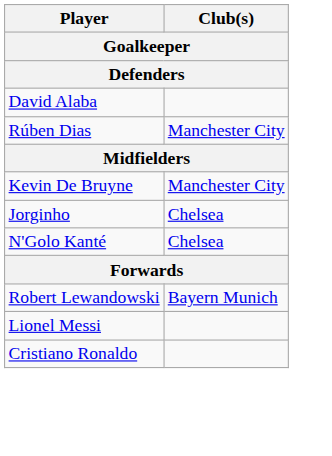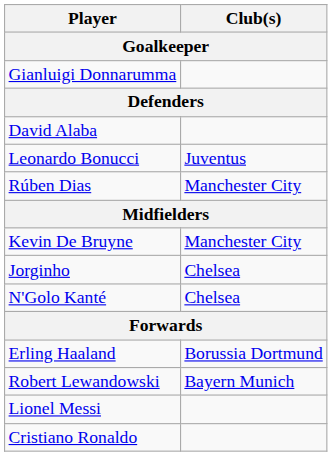+ row: (92, 74)
+ row: (74, 158)
+ row: (62, 353)
